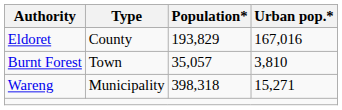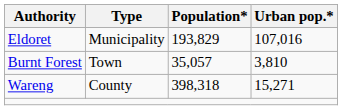(110, 39) County -> (127, 39) Municipality
(278, 39) 167,016 -> (278, 39) 107,016
(127, 86) Municipality -> (110, 86) County
